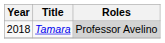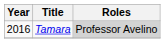(19, 29) 2018 -> (19, 29) 2016
